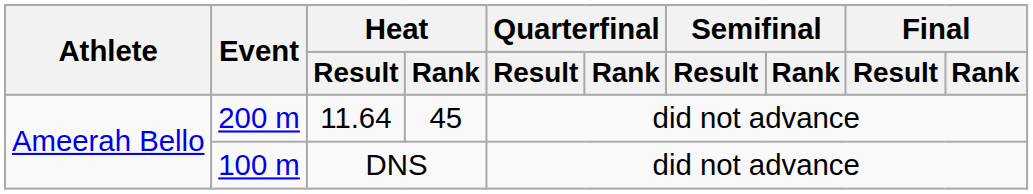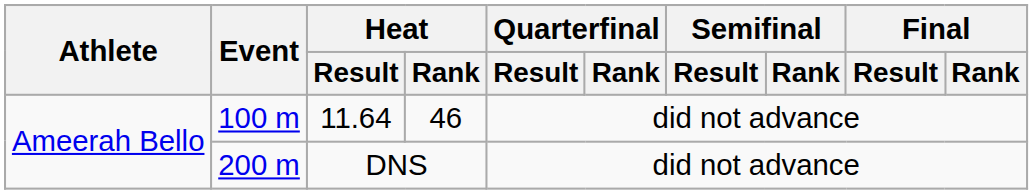(259, 119) 200 m -> (259, 119) 100 m
(446, 119) 45 -> (446, 119) 46
(259, 165) 100 m -> (259, 165) 200 m
